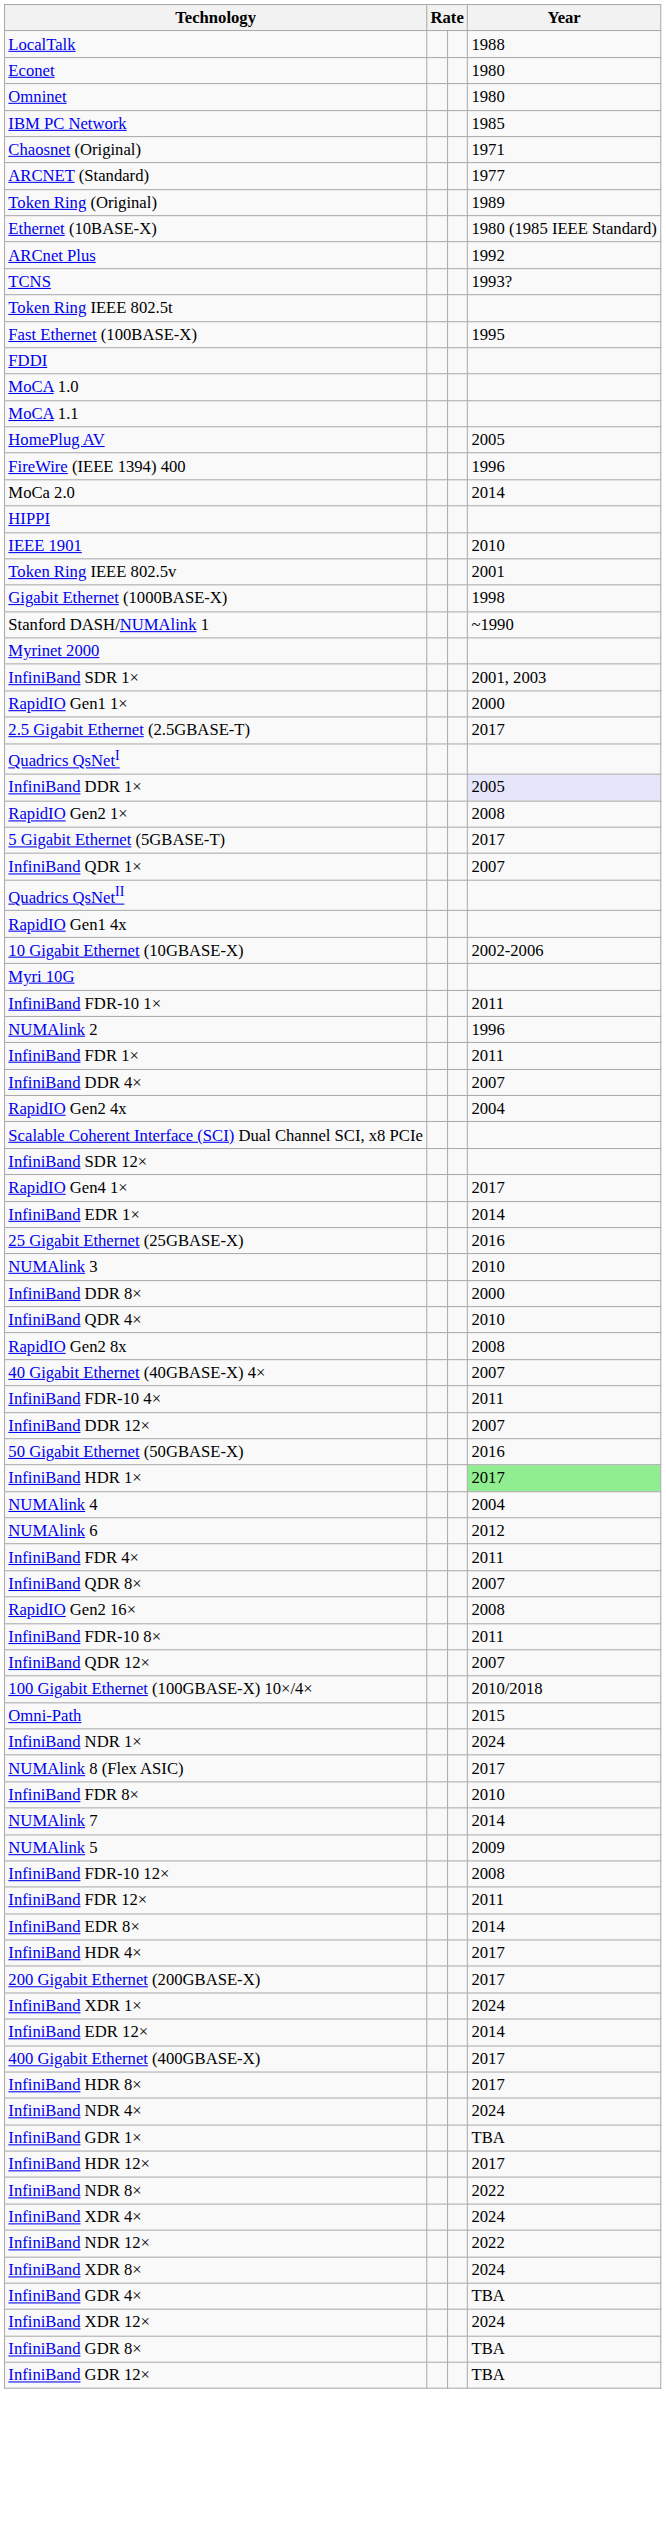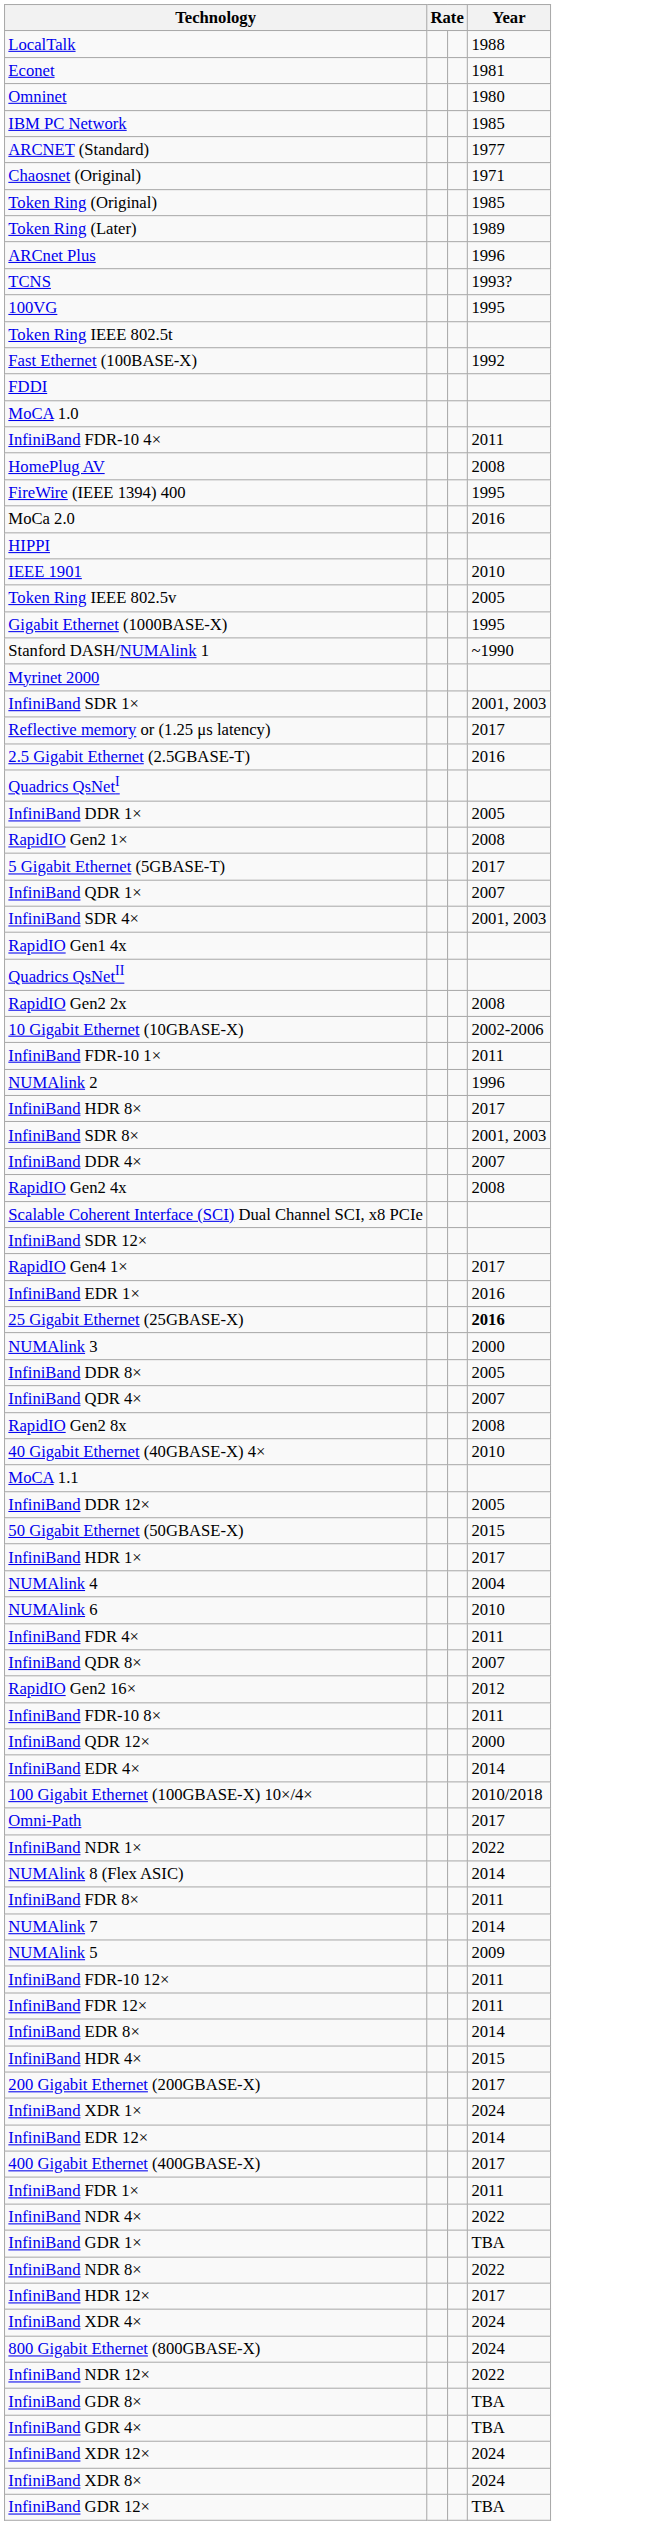(488, 70) 1980 -> (488, 70) 1981
rows swapped: (79, 176) <-> (75, 149)
(488, 202) 1989 -> (488, 202) 1985
- row: (83, 228)
+ row: (72, 228)
(488, 255) 1992 -> (488, 255) 1996
+ row: (33, 307)
(488, 334) 1995 -> (488, 360) 1992
rows swapped: (43, 413) <-> (85, 1398)
(488, 439) 2005 -> (488, 466) 2008
(488, 466) 1996 -> (488, 492) 1995
(488, 492) 2014 -> (488, 519) 2016
(488, 571) 2001 -> (488, 598) 2005
(488, 598) 1998 -> (488, 624) 1995
+ row: (139, 730)
- row: (68, 703)
(488, 730) 2017 -> (488, 756) 2016
(488, 787) lavender background -> (488, 813) no background
+ row: (74, 919)
rows swapped: (66, 895) <-> (68, 923)
+ row: (68, 1003)
- row: (41, 976)
rows swapped: (74, 1055) <-> (75, 2085)
+ row: (74, 1135)
(488, 1108) 2004 -> (488, 1187) 2008
(488, 1214) 2014 -> (488, 1293) 2016
(488, 1240) normal -> (488, 1319) bold
(488, 1267) 2010 -> (488, 1346) 2000
(488, 1293) 2000 -> (488, 1372) 2005
(488, 1319) 2010 -> (488, 1398) 2007
(488, 1372) 2007 -> (488, 1451) 2010
(488, 1425) 2007 -> (488, 1504) 2005
(488, 1451) 2016 -> (488, 1530) 2015
(488, 1478) lightgreen background -> (488, 1557) no background
(488, 1530) 2012 -> (488, 1610) 2010
(488, 1610) 2008 -> (488, 1689) 2012
(488, 1662) 2007 -> (488, 1742) 2000
+ row: (74, 1768)
(488, 1715) 2015 -> (488, 1821) 2017
(488, 1742) 2024 -> (488, 1847) 2022
(488, 1768) 2017 -> (488, 1873) 2014
(488, 1794) 2010 -> (488, 1900) 2011
(488, 1873) 2008 -> (488, 1979) 2011
(488, 1953) 2017 -> (488, 2058) 2015
(488, 2111) 2024 -> (488, 2217) 2022
rows swapped: (79, 2164) <-> (75, 2190)
+ row: (134, 2349)
rows swapped: (75, 2269) <-> (75, 2349)
